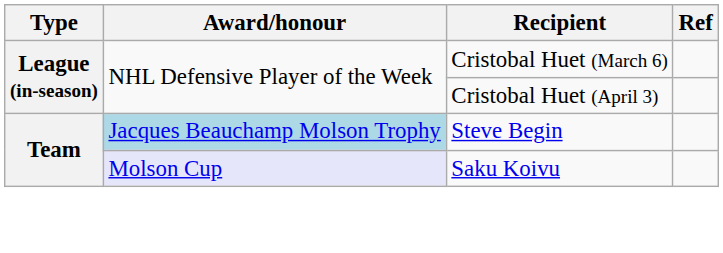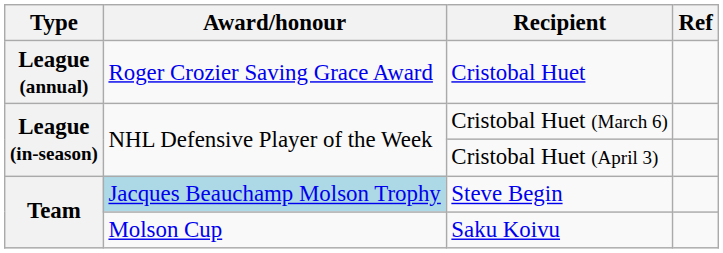+ row: (518, 71)
(165, 167) lavender background -> (165, 229) no background
